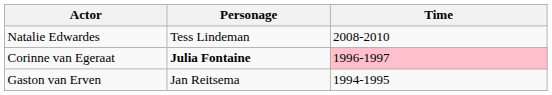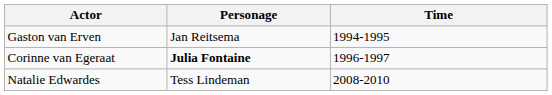rows swapped: (54, 37) <-> (54, 80)
(361, 58) pink background -> (361, 58) no background
